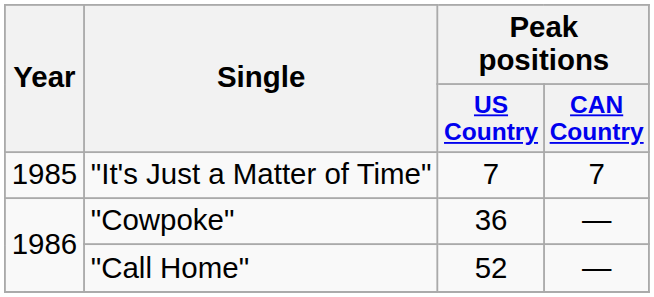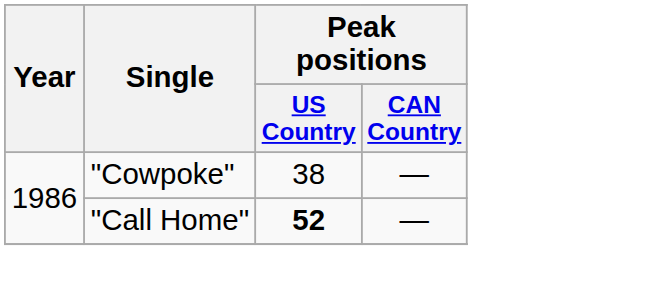- row: (261, 174)
(491, 221) 36 -> (309, 174) 38
(491, 267) normal -> (309, 221) bold
